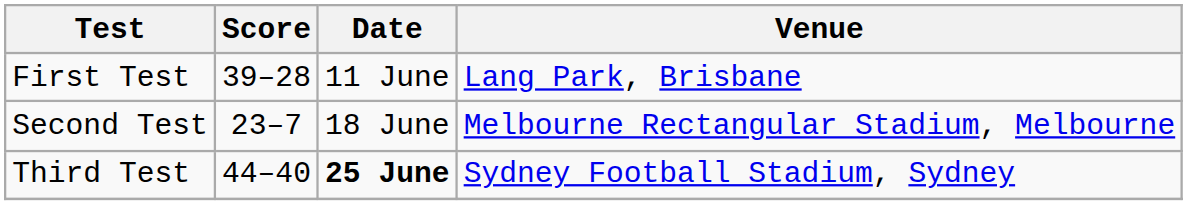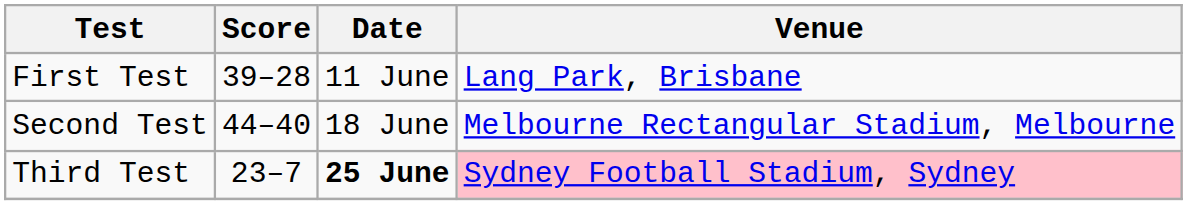(266, 126) 23–7 -> (266, 126) 44–40
(266, 174) 44–40 -> (266, 174) 23–7
(739, 174) no background -> (739, 174) pink background
